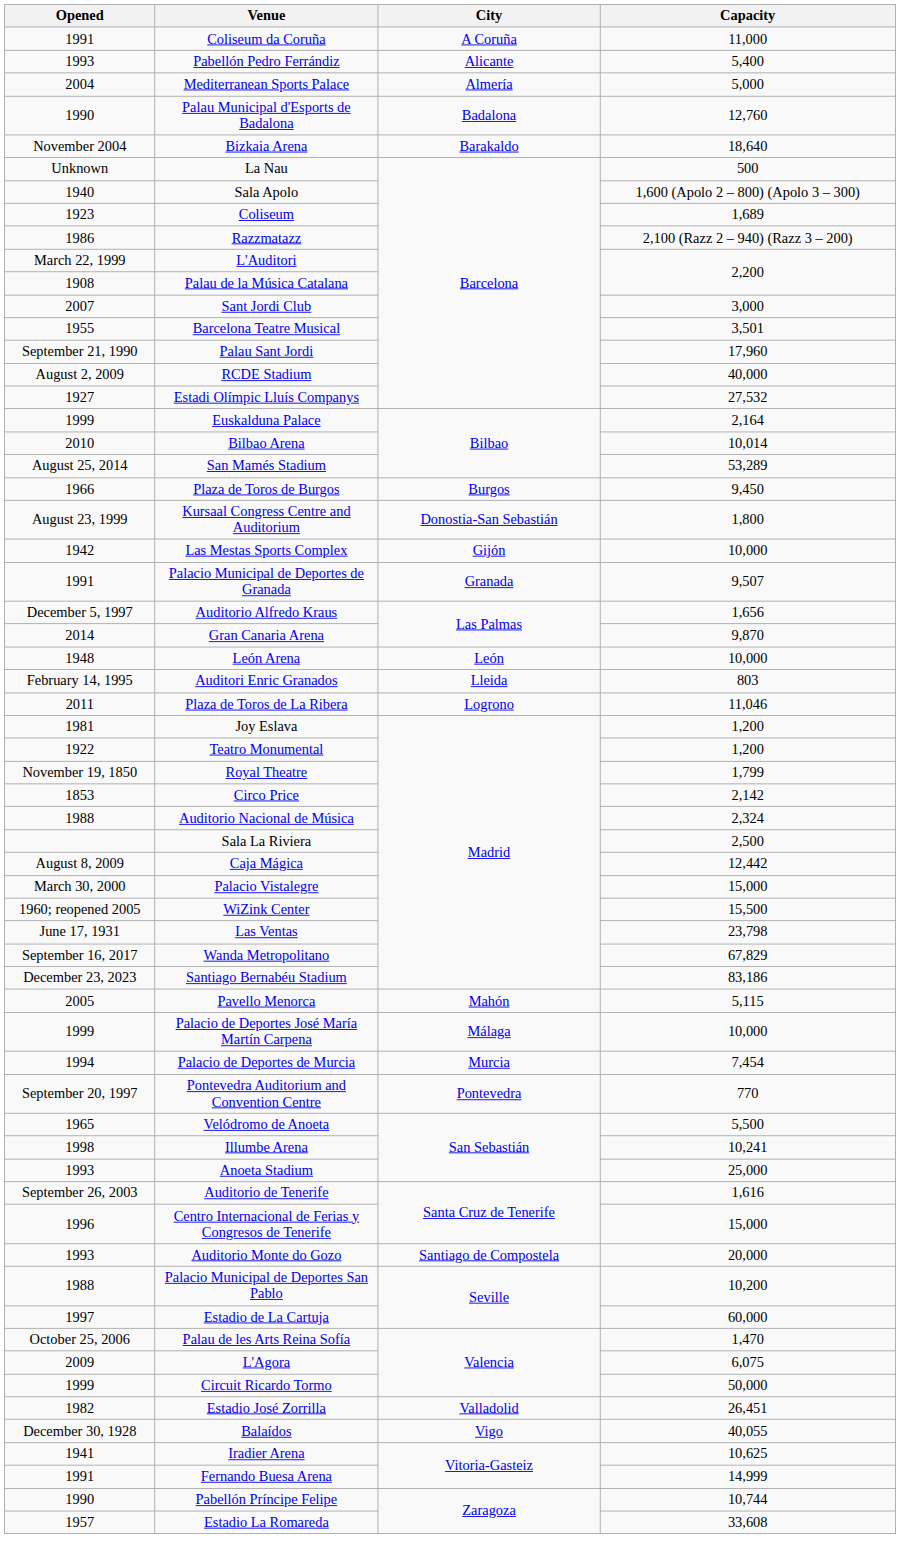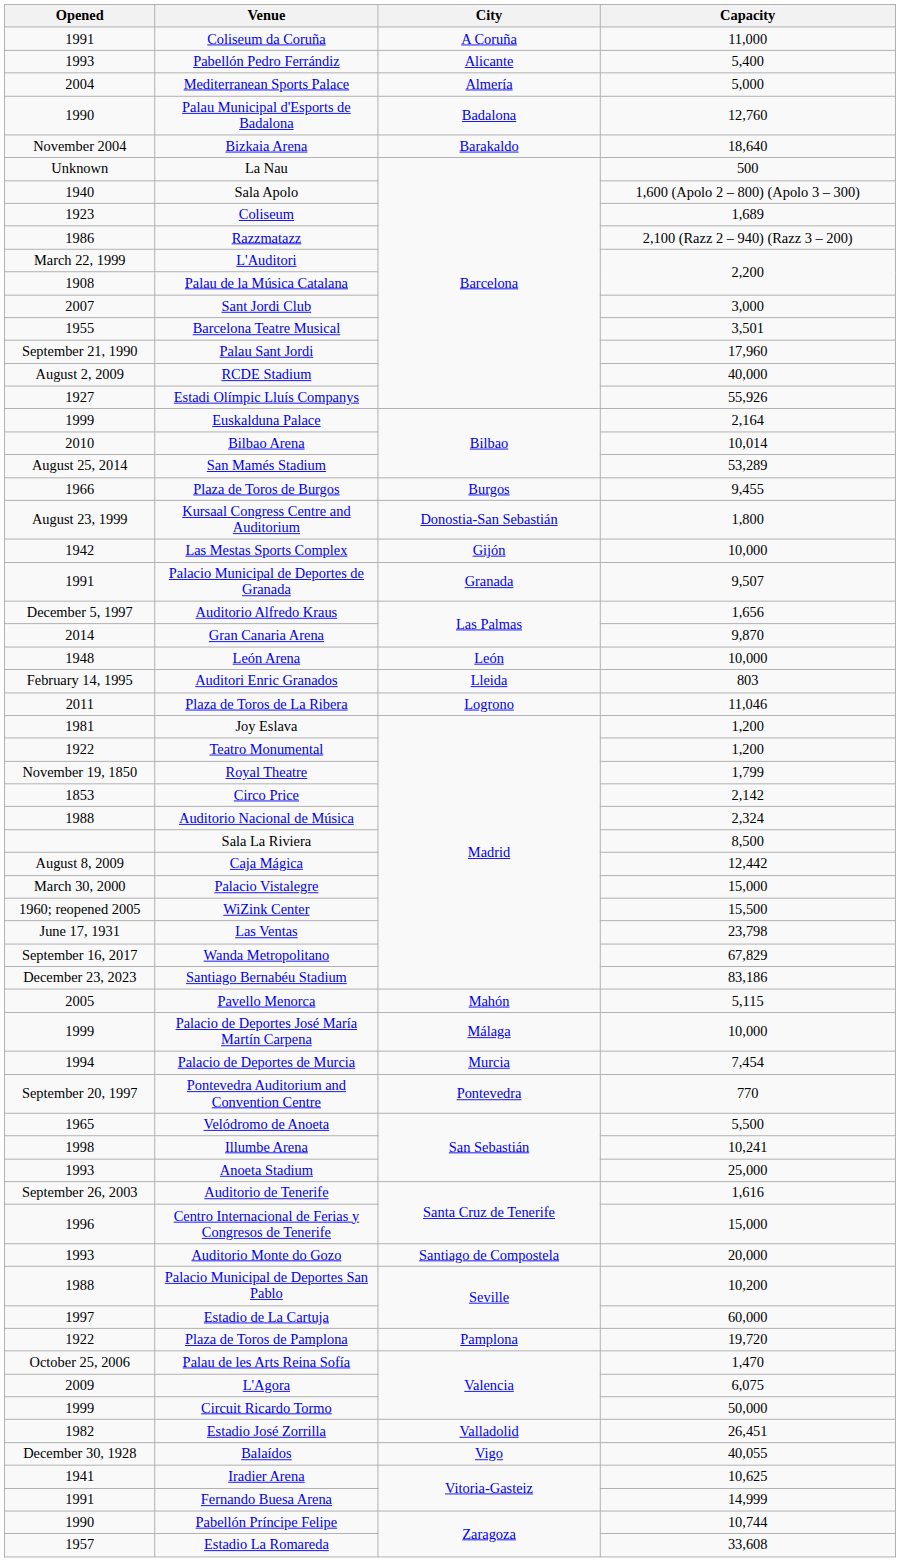(748, 397) 27,532 -> (748, 397) 55,926
(748, 488) 9,450 -> (748, 488) 9,455
(748, 840) 2,500 -> (748, 840) 8,500
+ row: (266, 1339)
